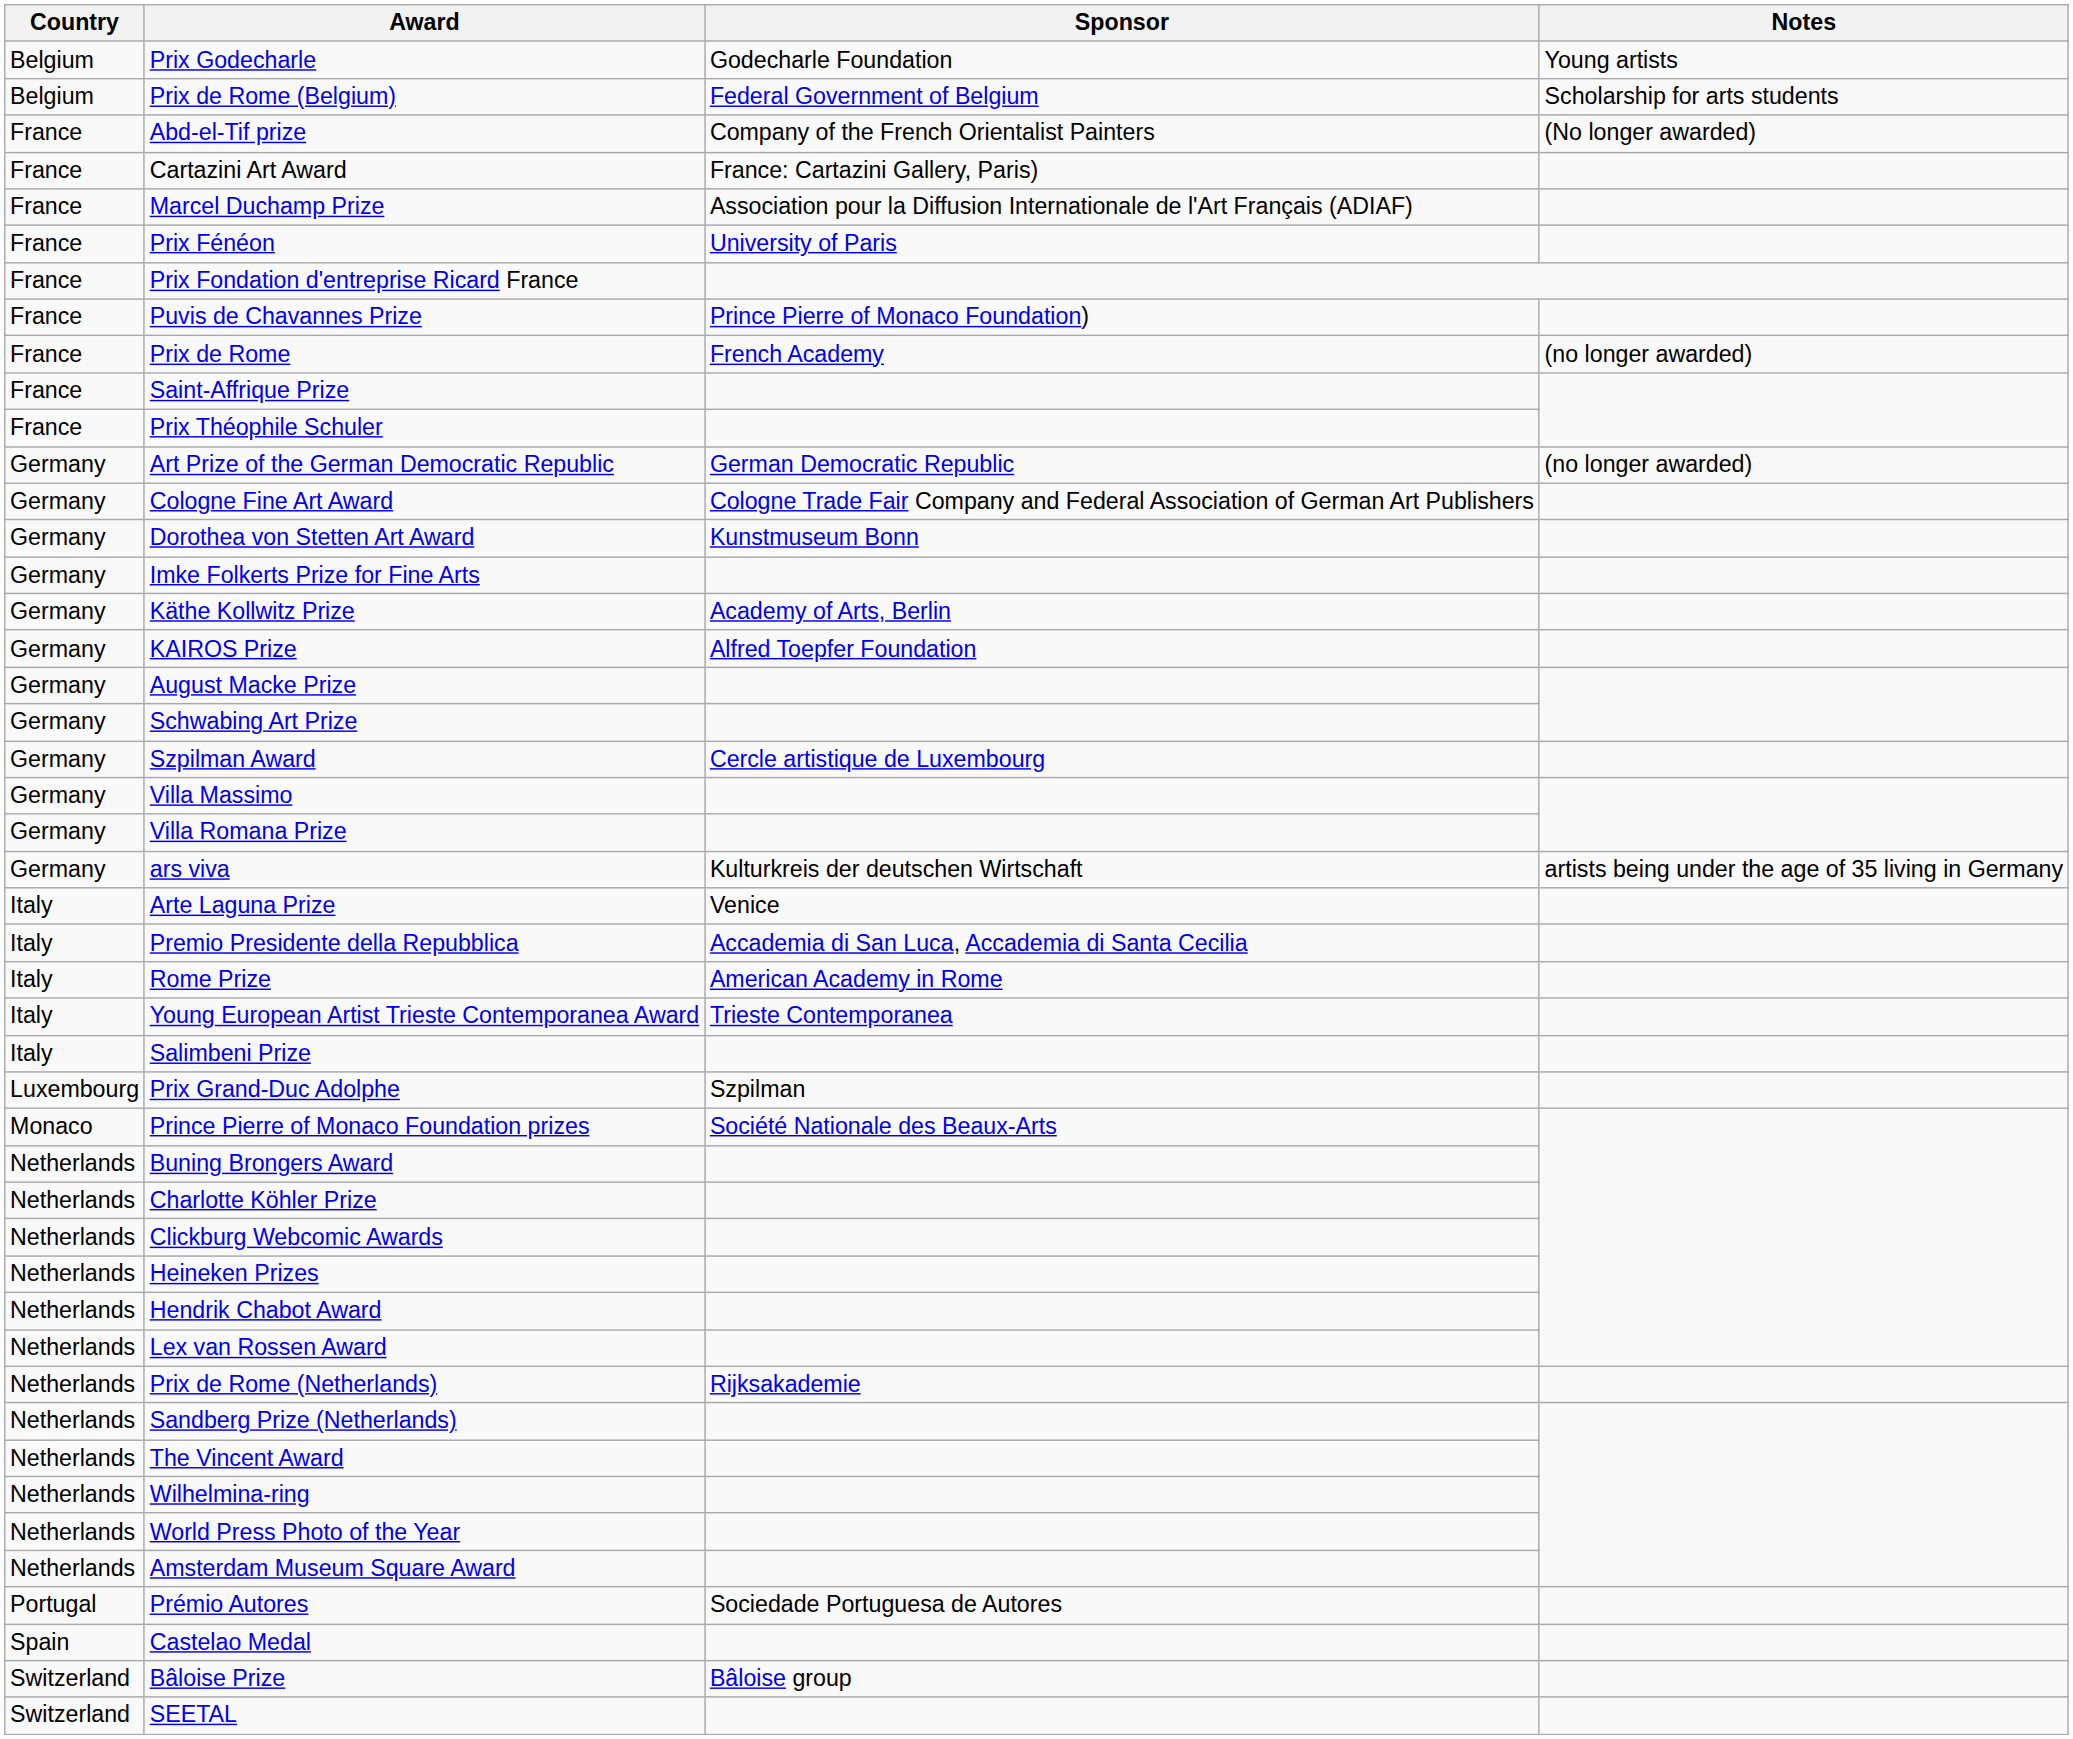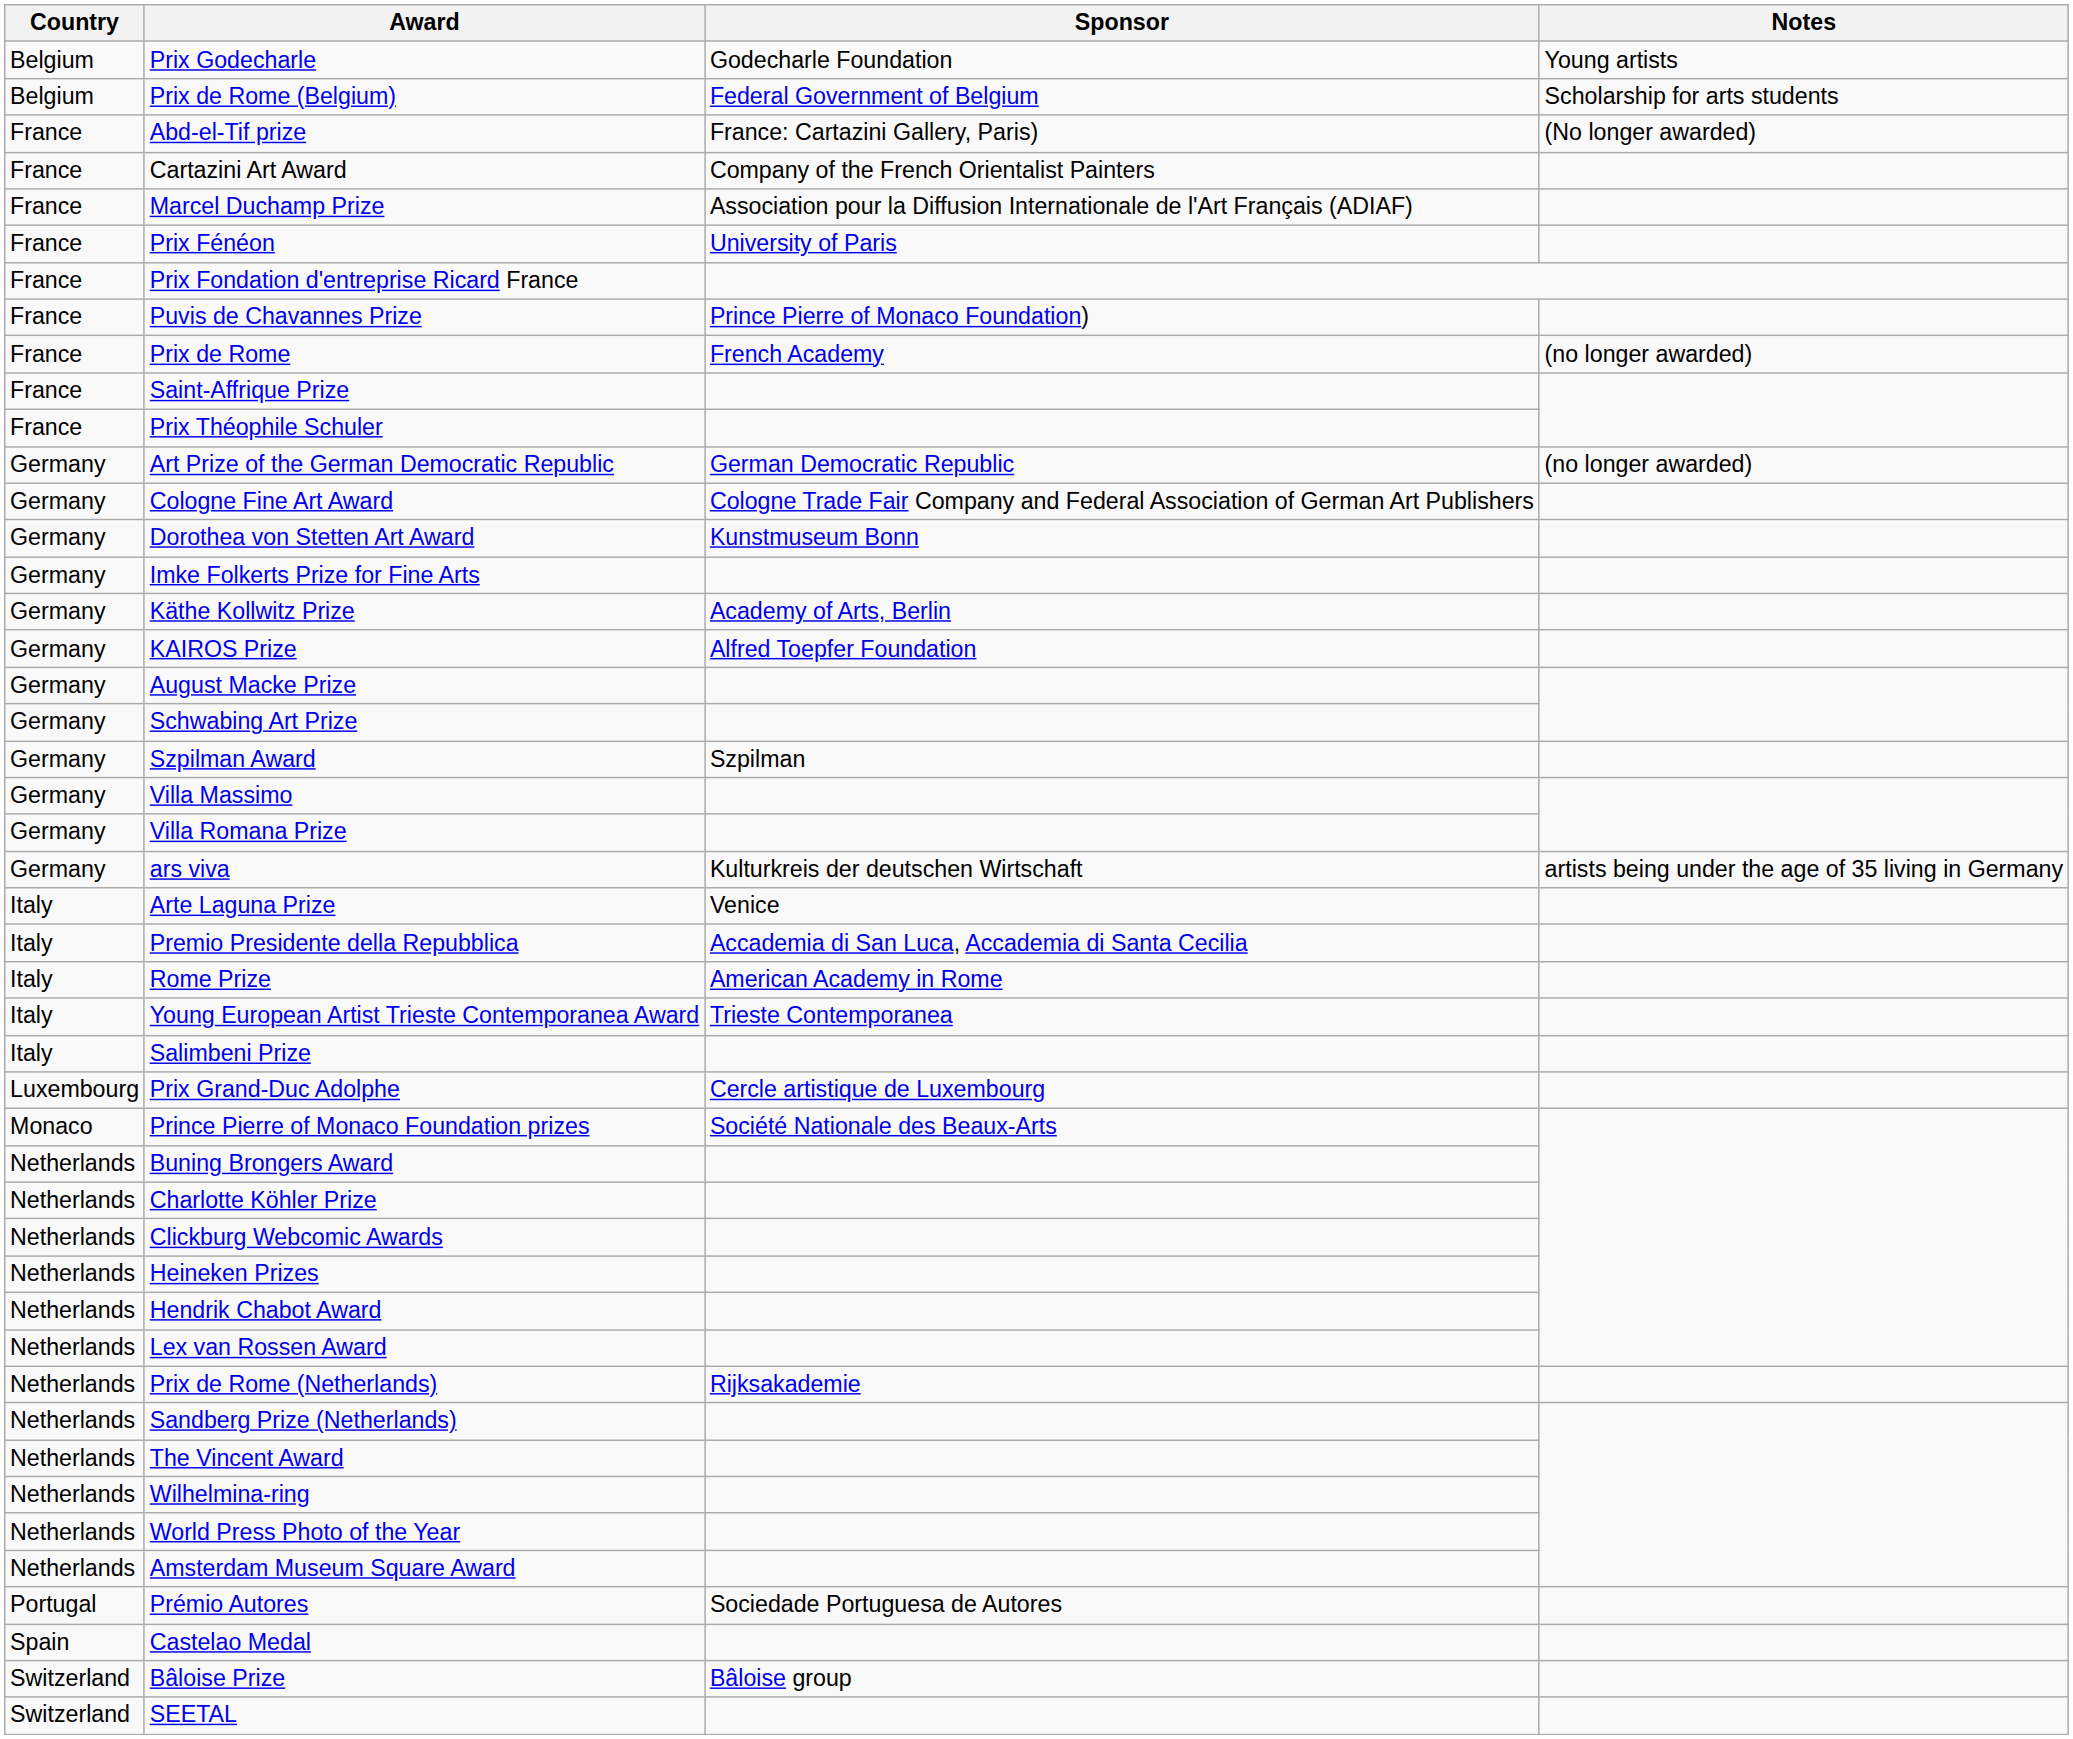(932, 133) Company of the French Orientalist Painters -> (874, 133) France: Cartazini Gallery, Paris)
(874, 170) France: Cartazini Gallery, Paris) -> (932, 170) Company of the French Orientalist Painters
(878, 758) Cercle artistique de Luxembourg -> (758, 758) Szpilman
(758, 1089) Szpilman -> (878, 1089) Cercle artistique de Luxembourg
